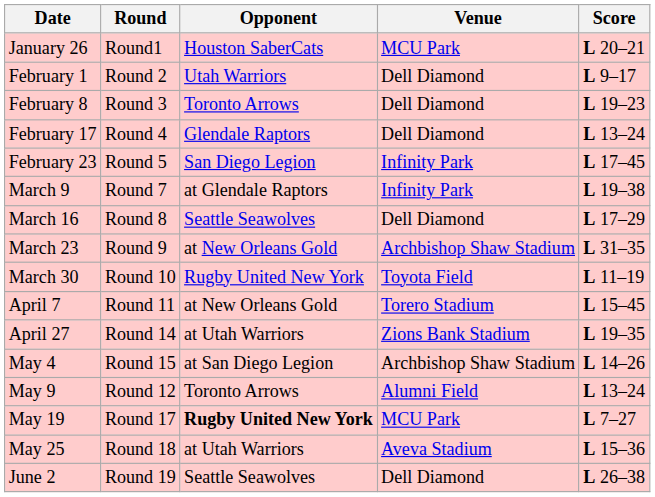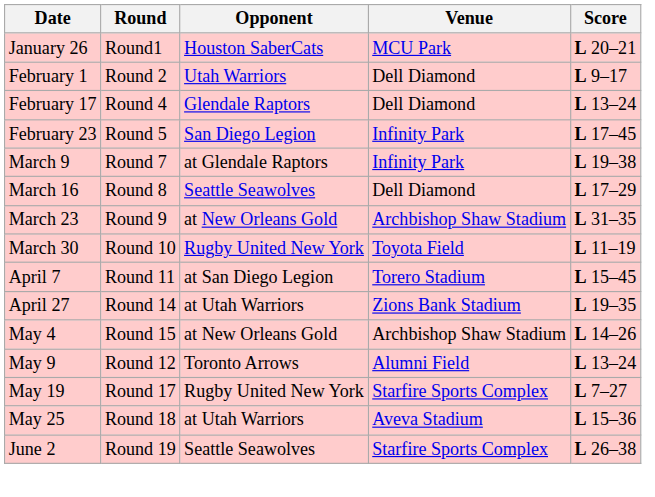- row: (48, 104)
(261, 305) at New Orleans Gold -> (259, 276) at San Diego Legion
(259, 362) at San Diego Legion -> (261, 334) at New Orleans Gold
(278, 420) bold -> (274, 391) normal
(421, 420) MCU Park -> (460, 391) Starfire Sports Complex
(433, 477) Dell Diamond -> (460, 448) Starfire Sports Complex
